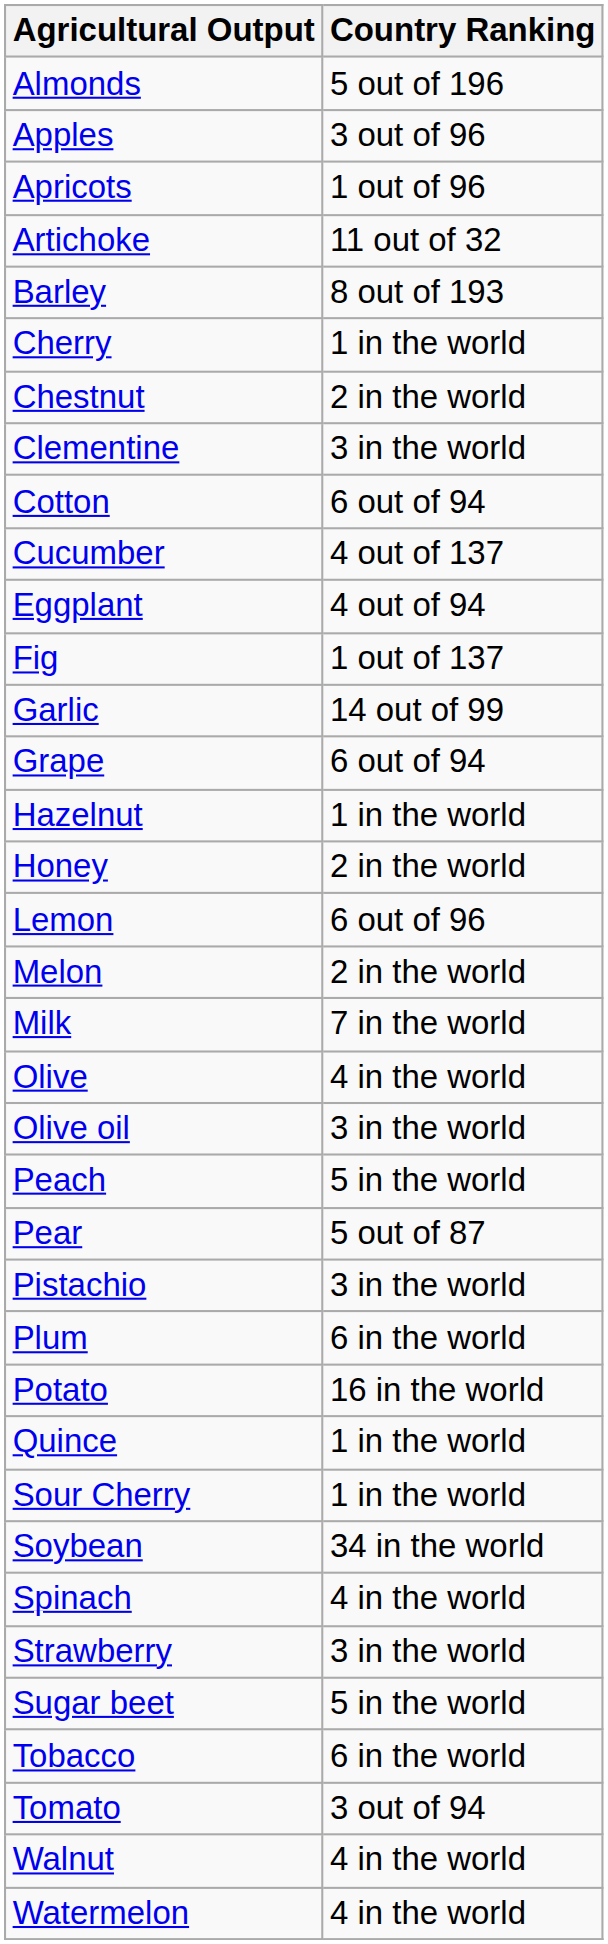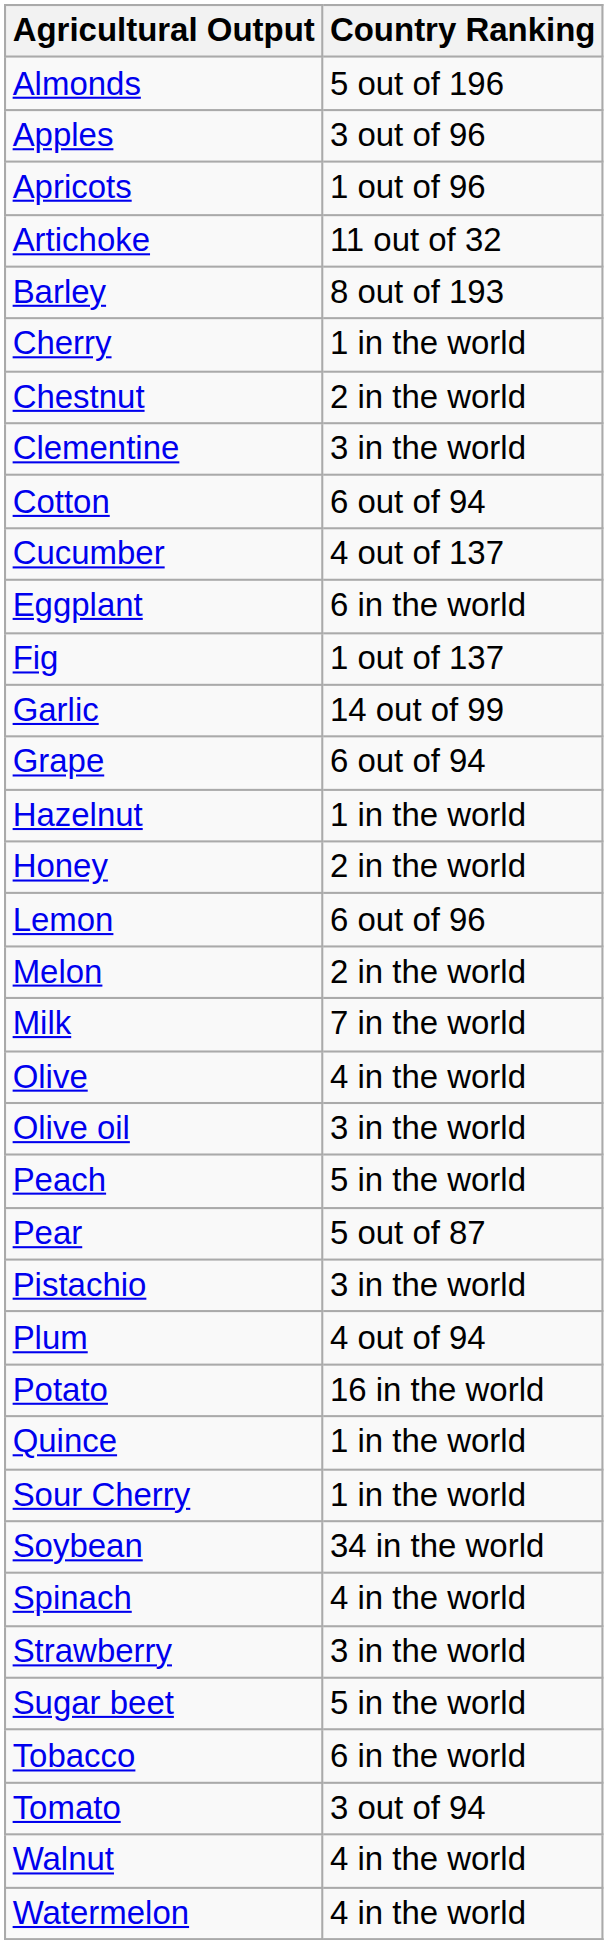(408, 605) 4 out of 94 -> (428, 605) 6 in the world
(428, 1337) 6 in the world -> (408, 1337) 4 out of 94
